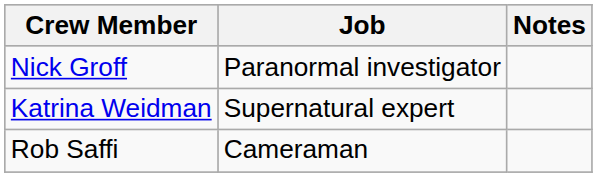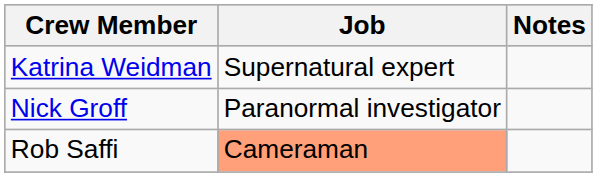rows swapped: (69, 66) <-> (111, 108)
(296, 150) no background -> (296, 150) lightsalmon background
